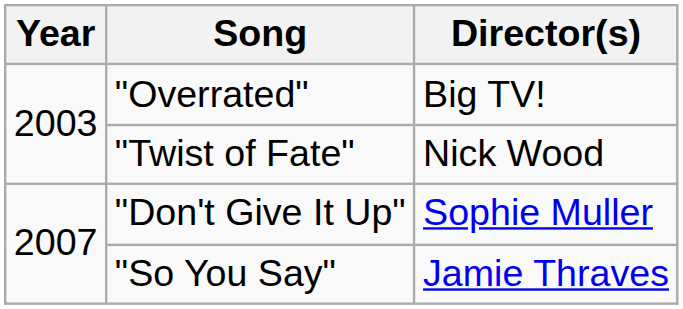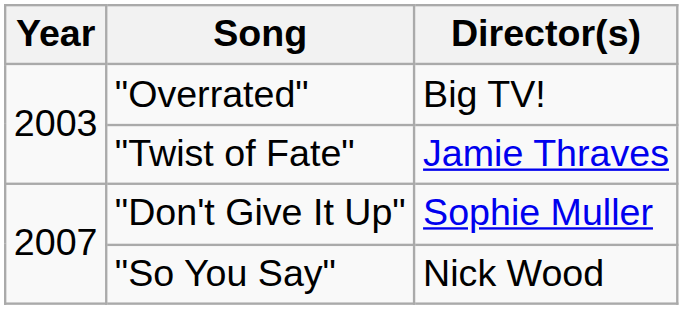(514, 153) Nick Wood -> (546, 153) Jamie Thraves
(546, 272) Jamie Thraves -> (514, 272) Nick Wood
